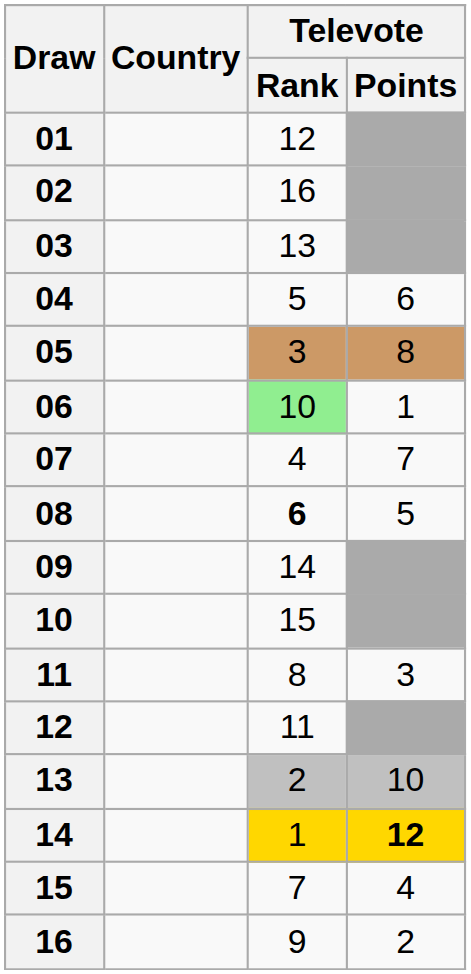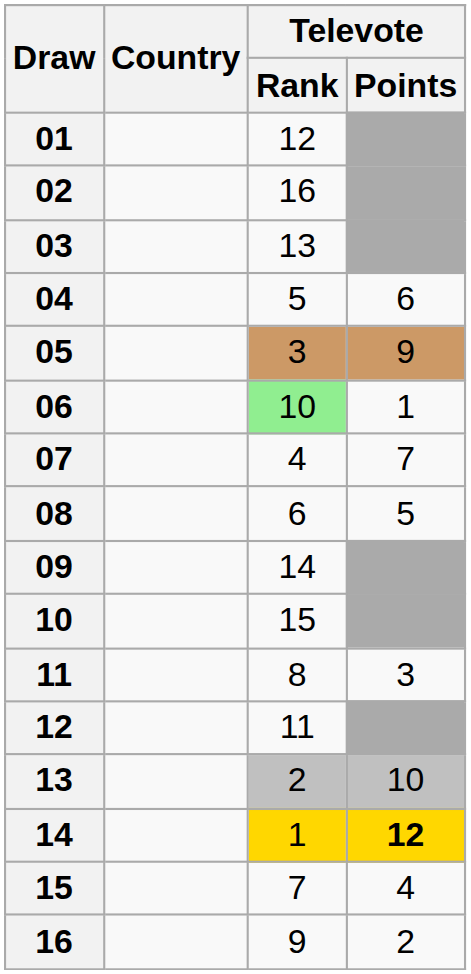(406, 352) 8 -> (406, 352) 9
(297, 513) bold -> (297, 513) normal
